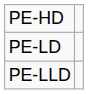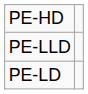rows swapped: (40, 74) <-> (35, 46)
